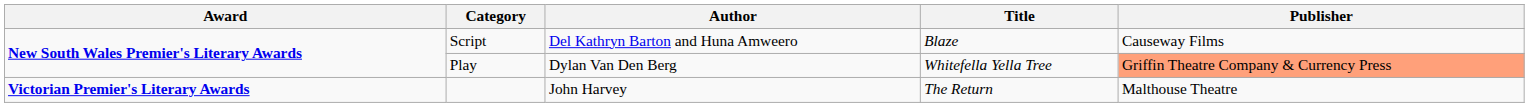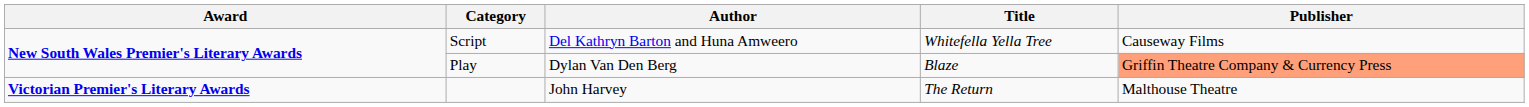(941, 41) Blaze -> (988, 41) Whitefella Yella Tree
(988, 65) Whitefella Yella Tree -> (941, 65) Blaze
